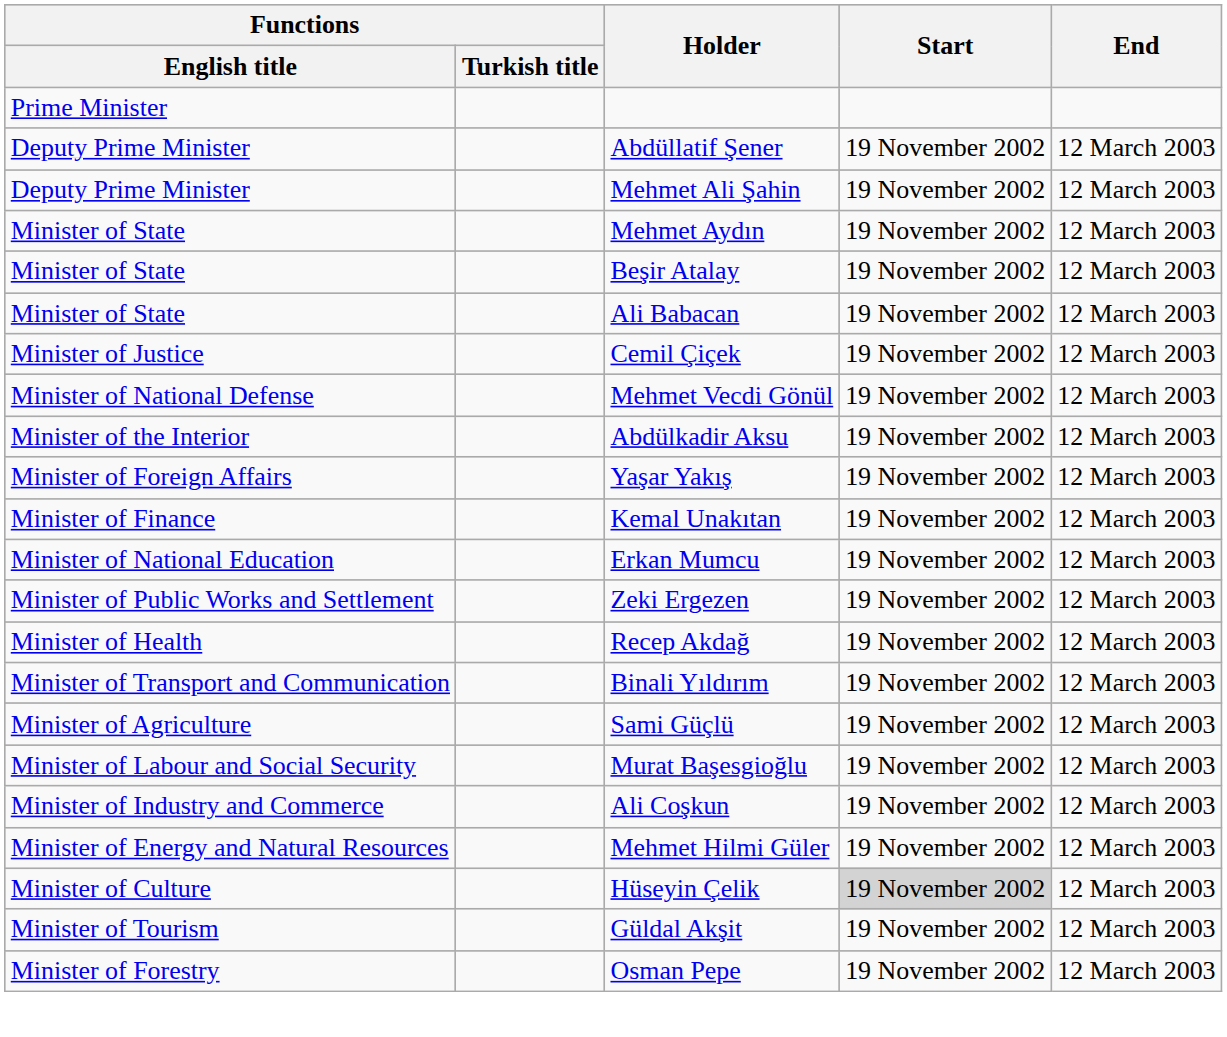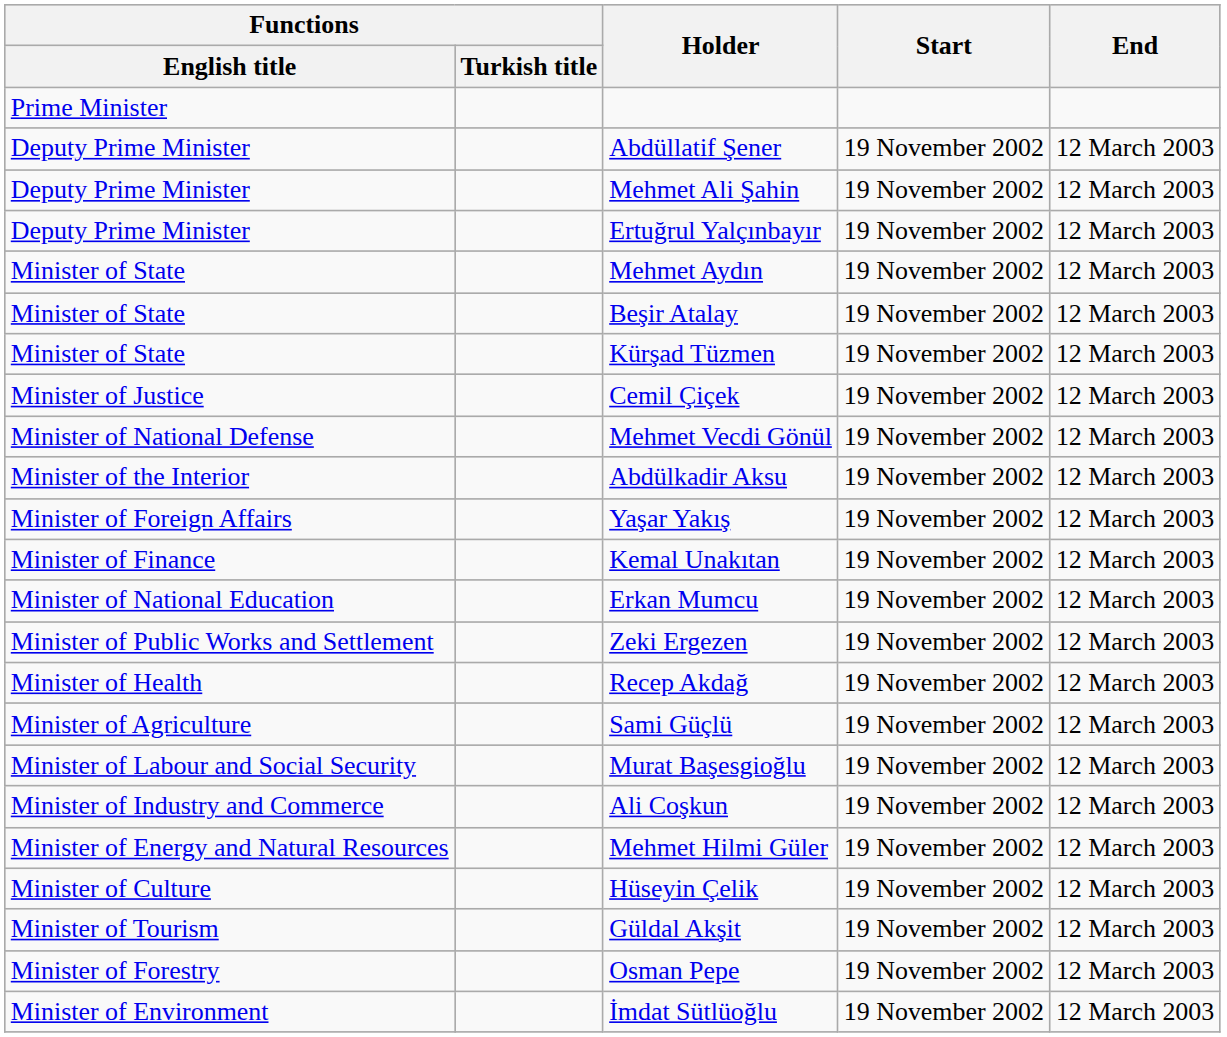+ row: (715, 230)
- row: (675, 312)
+ row: (692, 353)
- row: (690, 682)
(945, 888) lightgrey background -> (944, 888) no background
+ row: (693, 1011)
